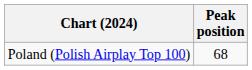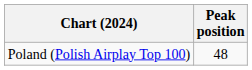(221, 53) 68 -> (221, 53) 48
